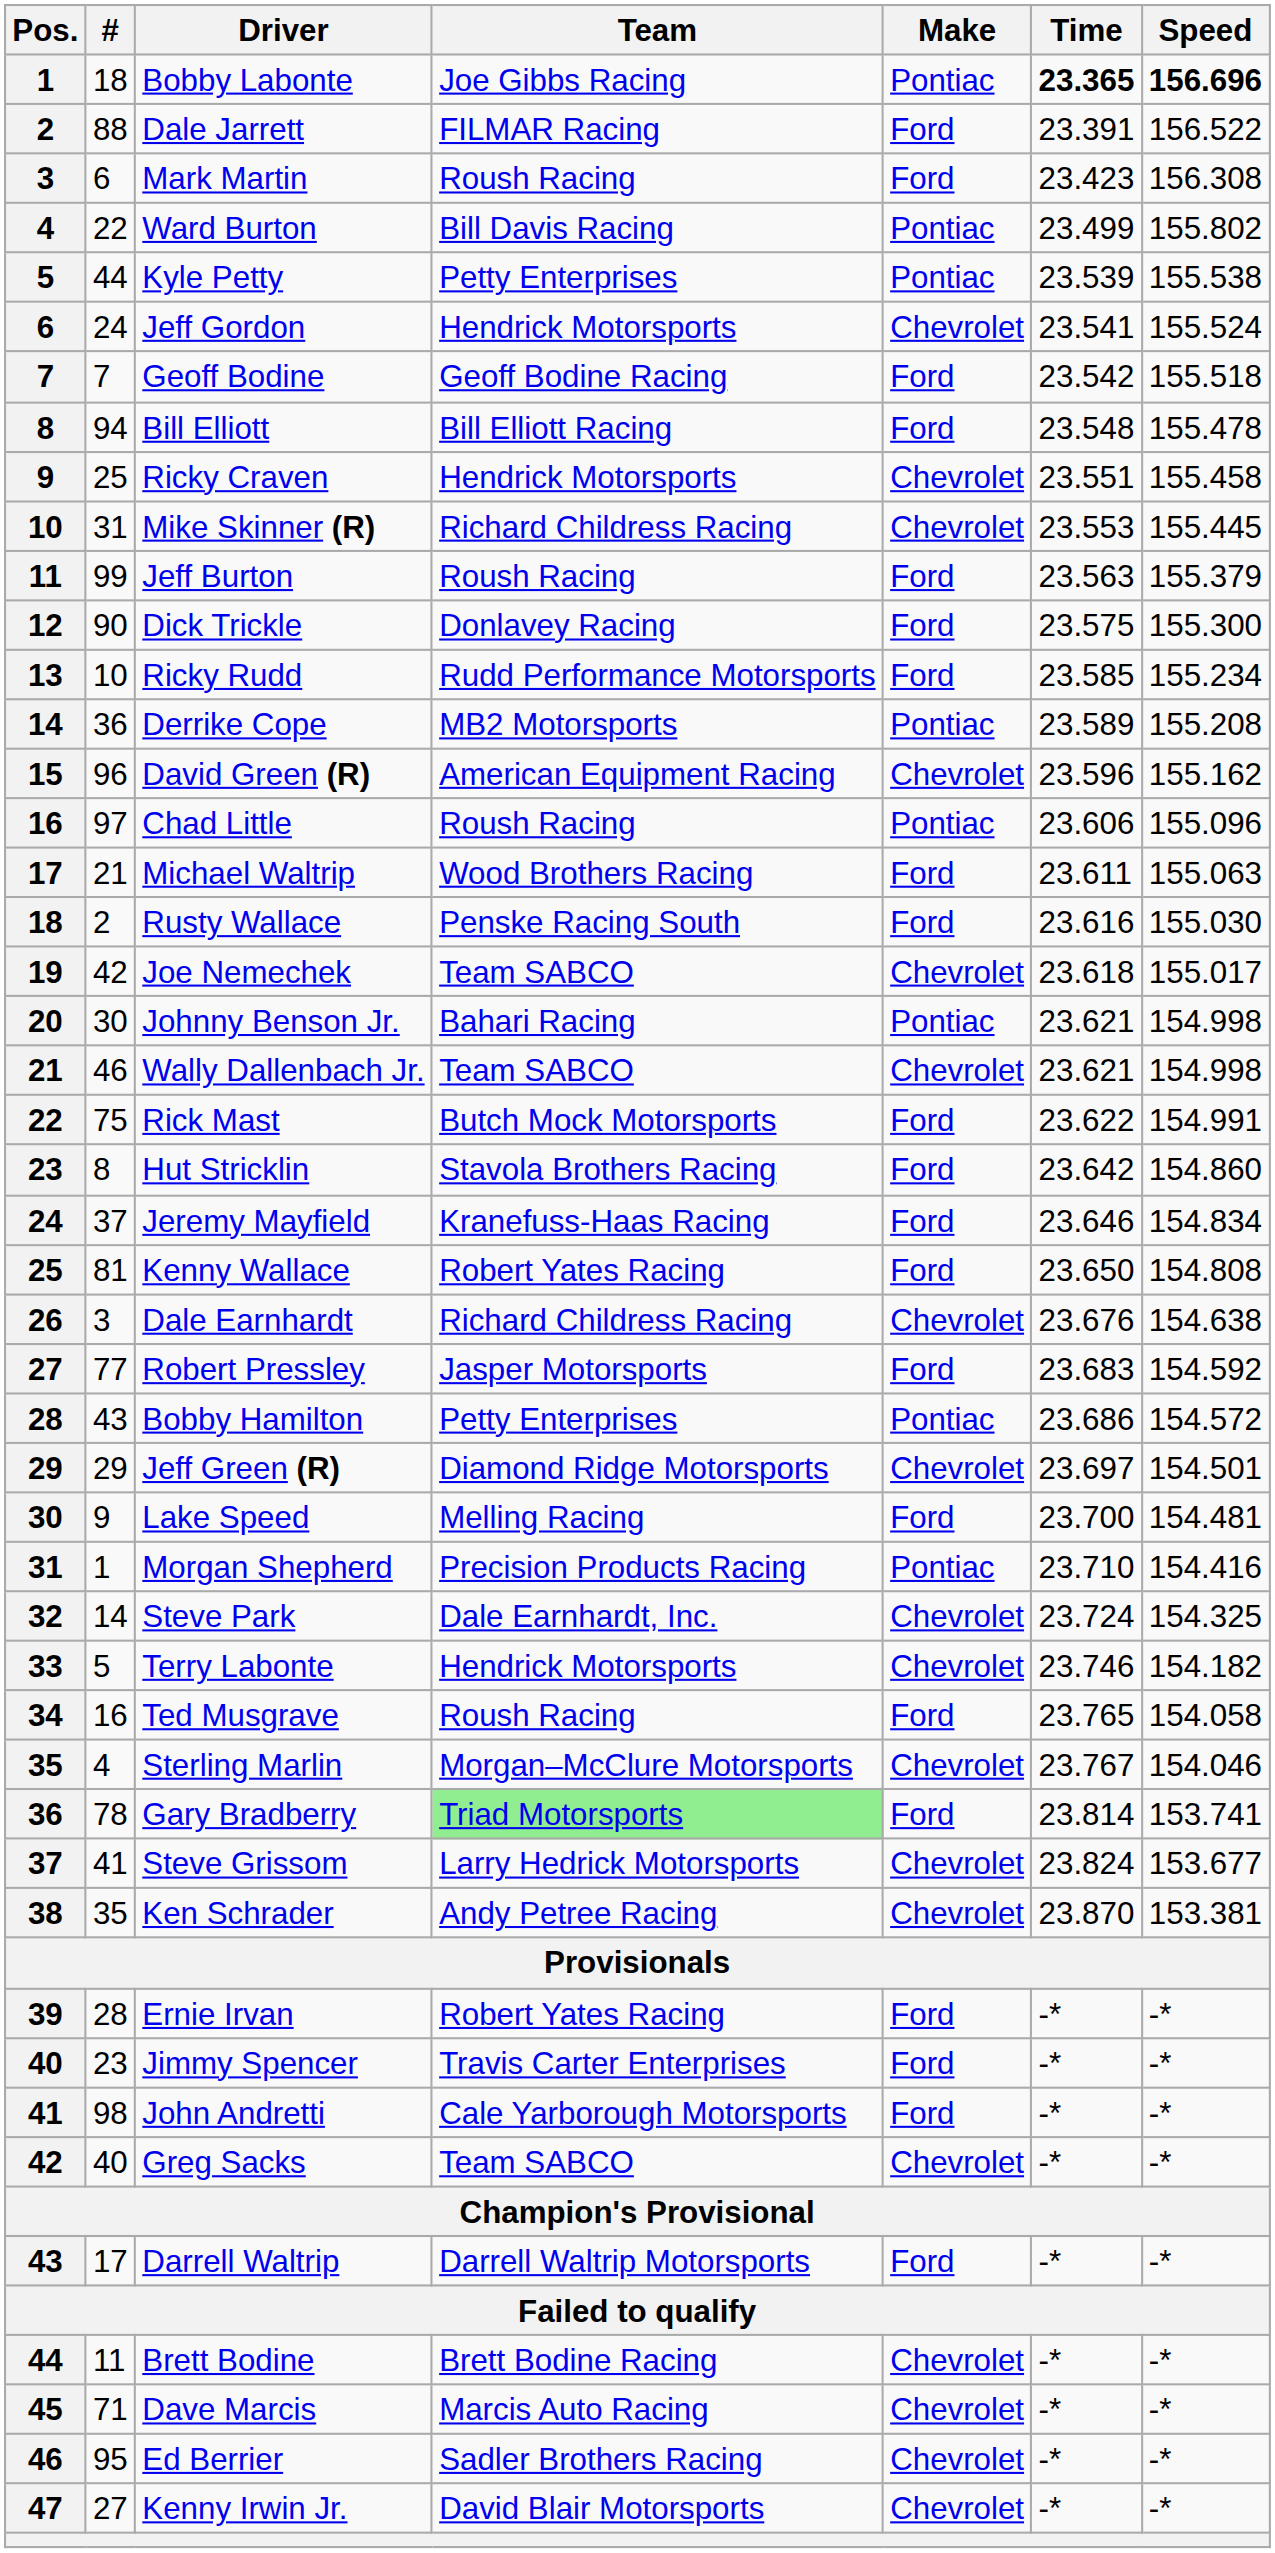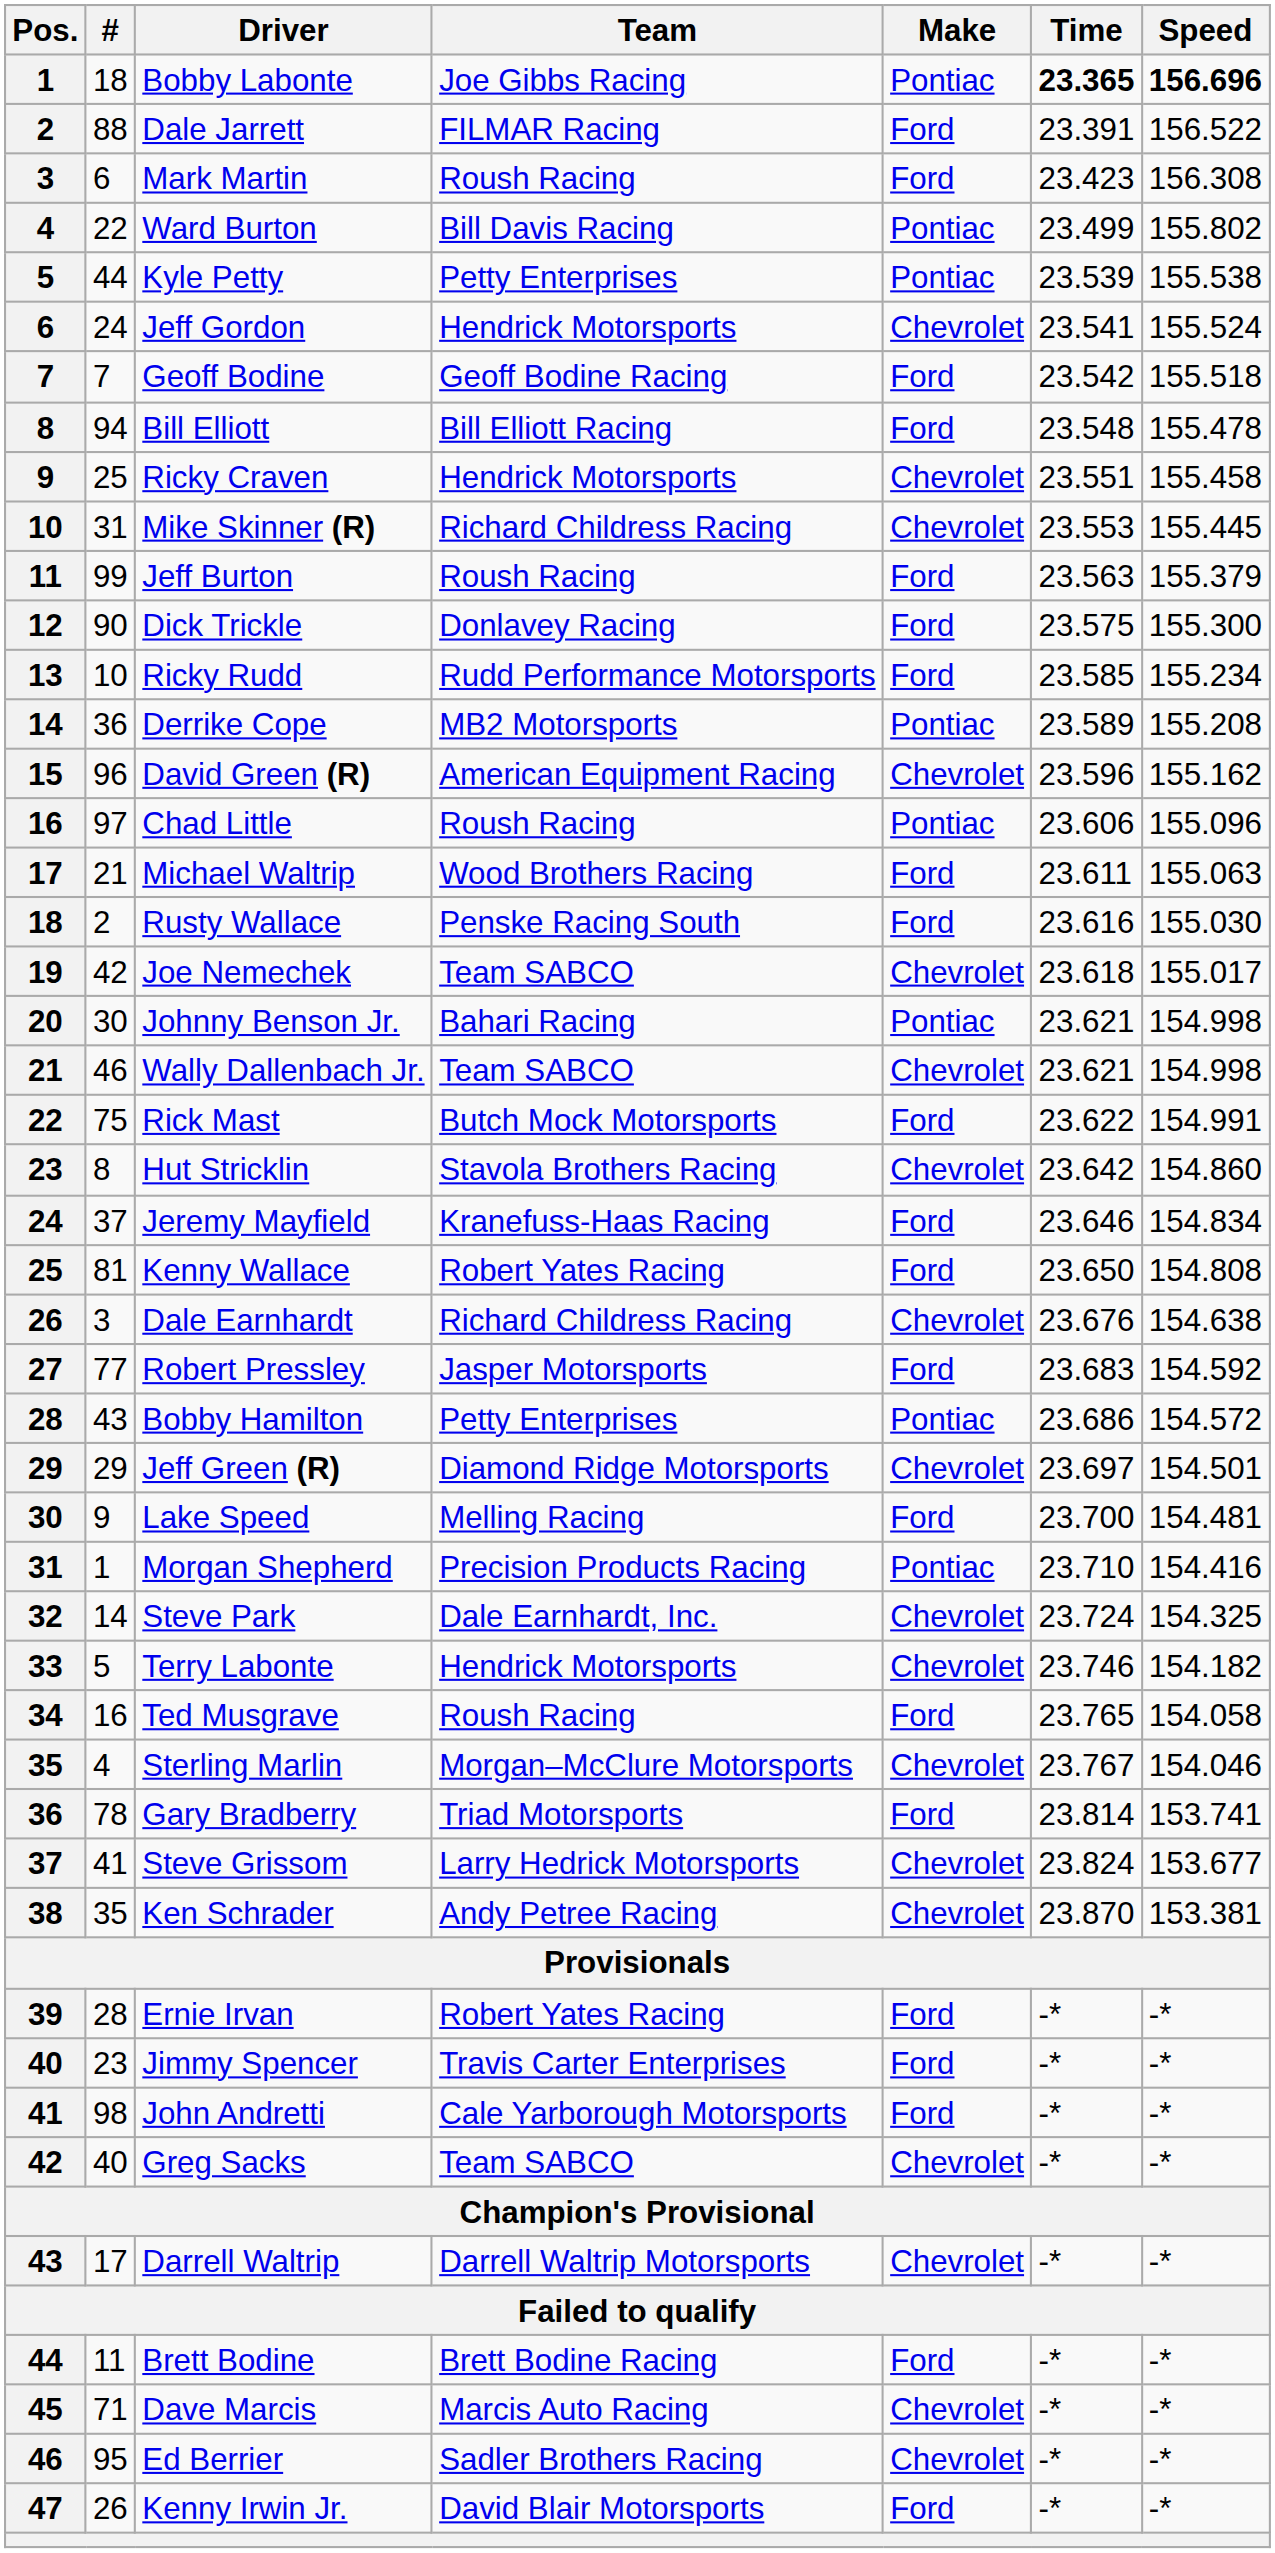(922, 1170) Ford -> (957, 1170) Chevrolet
(561, 1814) lightgreen background -> (561, 1814) no background
(922, 2261) Ford -> (957, 2261) Chevrolet
(957, 2360) Chevrolet -> (922, 2360) Ford
(110, 2508) 27 -> (110, 2508) 26
(957, 2508) Chevrolet -> (922, 2508) Ford
